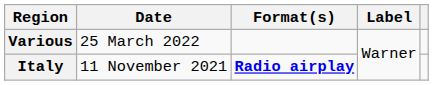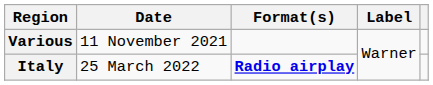(140, 42) 25 March 2022 -> (154, 42) 11 November 2021
(154, 67) 11 November 2021 -> (140, 67) 25 March 2022
